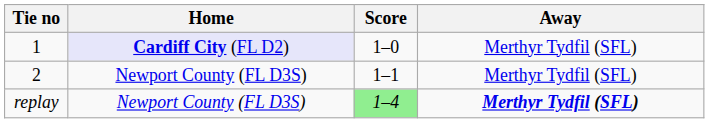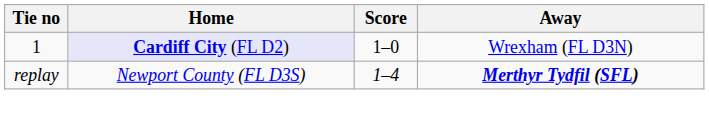(560, 46) Merthyr Tydfil (SFL) -> (560, 46) Wrexham (FL D3N)
- row: (36, 74)
(386, 103) lightgreen background -> (386, 74) no background
